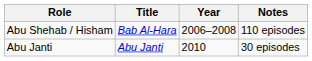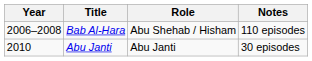columns swapped: (209, 13) <-> (60, 13)
